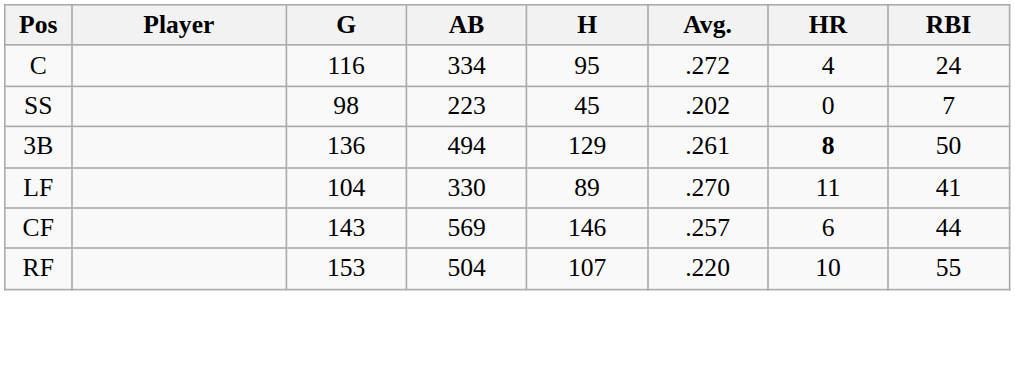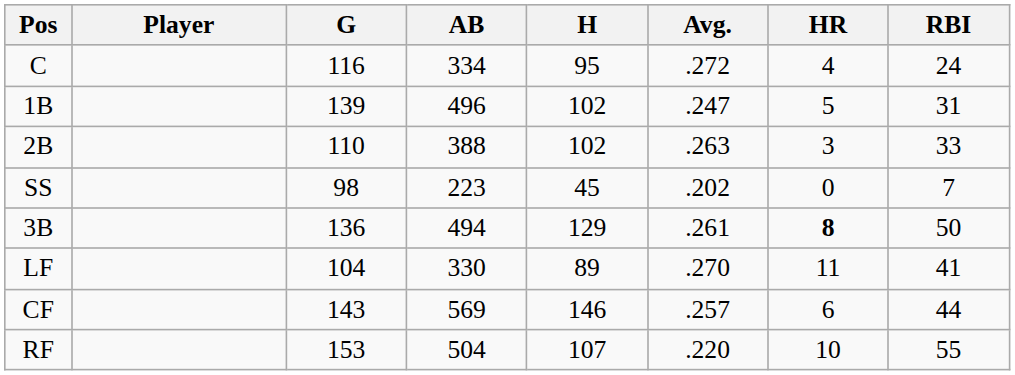+ row: (38, 106)
+ row: (38, 146)
